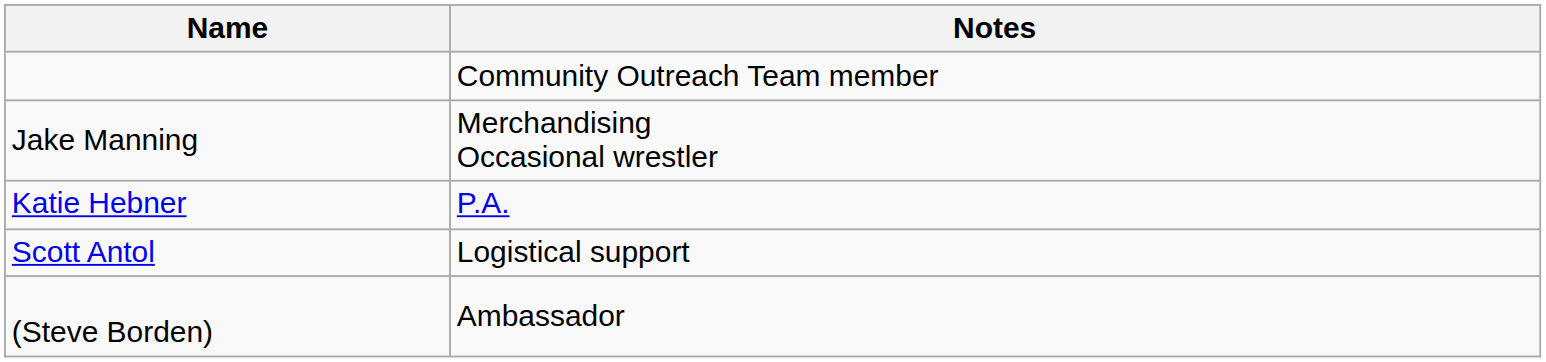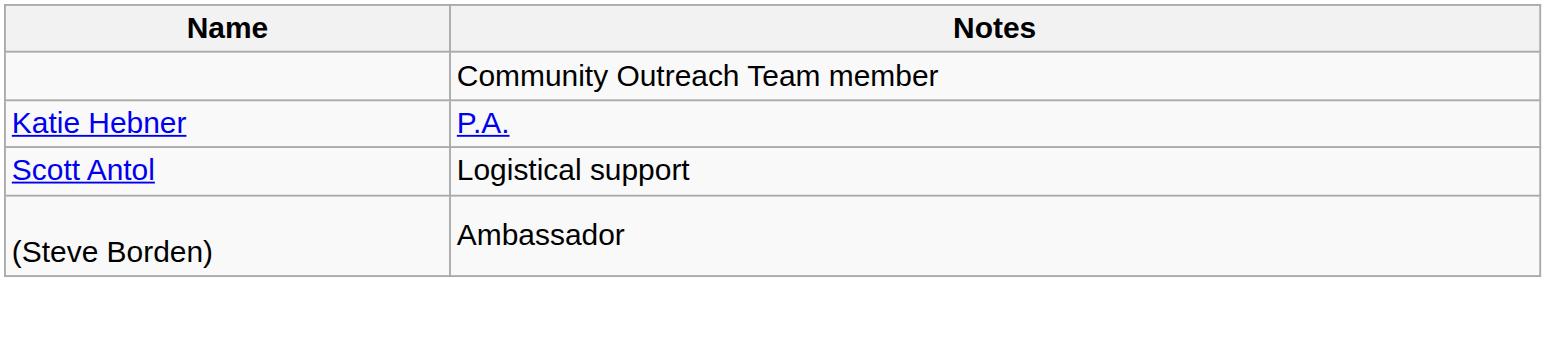- row: (105, 139)
